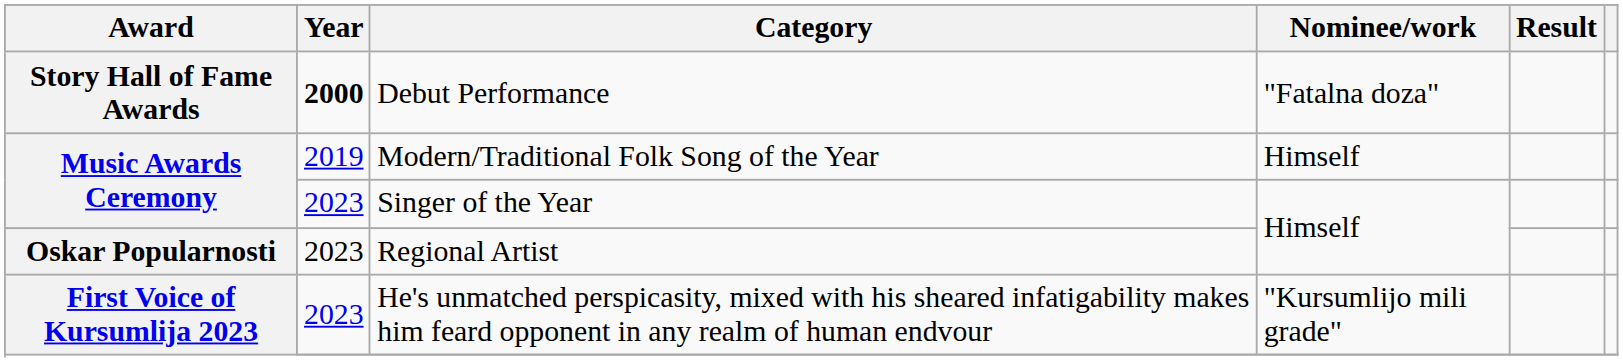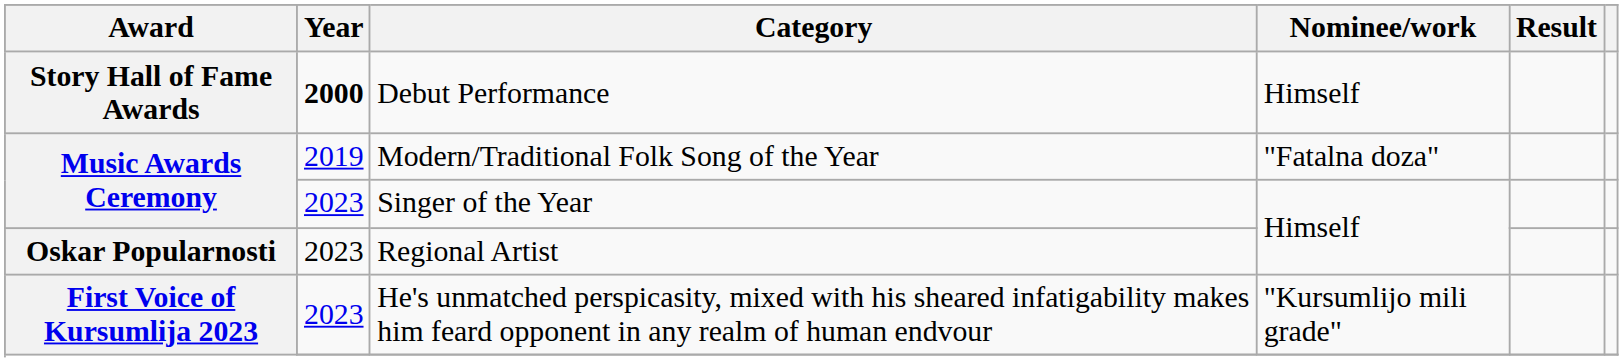(1351, 92) "Fatalna doza" -> (1312, 92) Himself
(1312, 155) Himself -> (1351, 155) "Fatalna doza"
